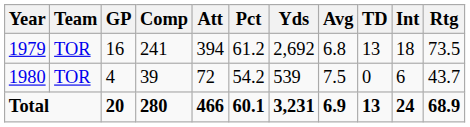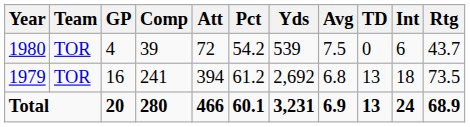rows swapped: (27, 48) <-> (27, 77)
